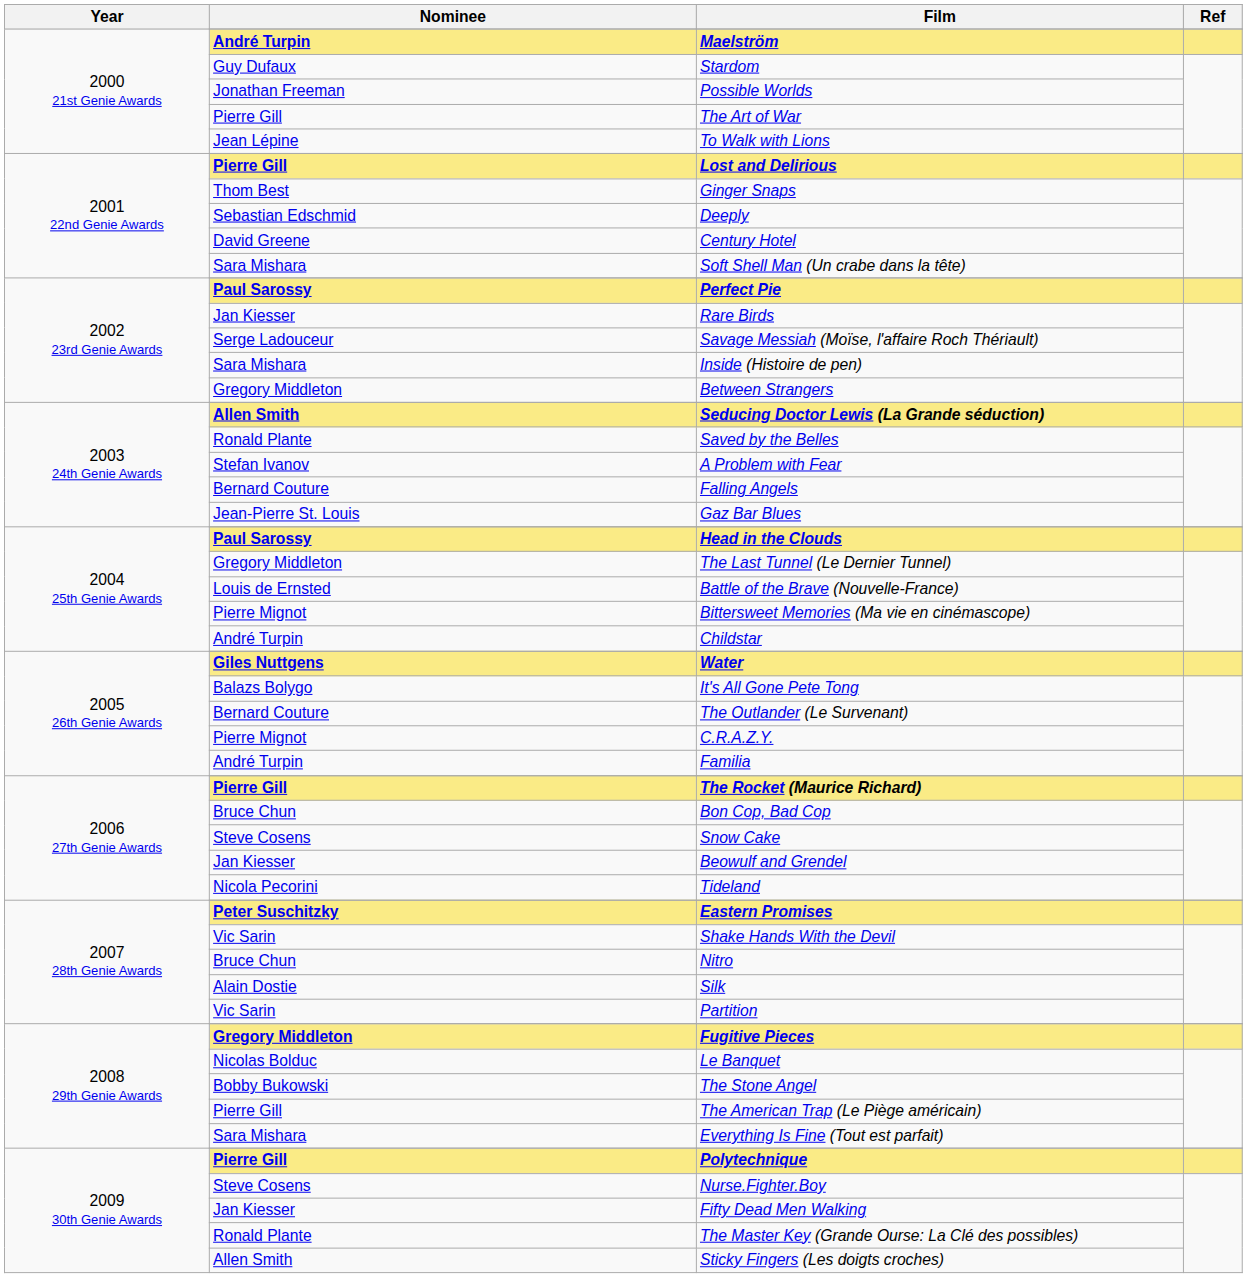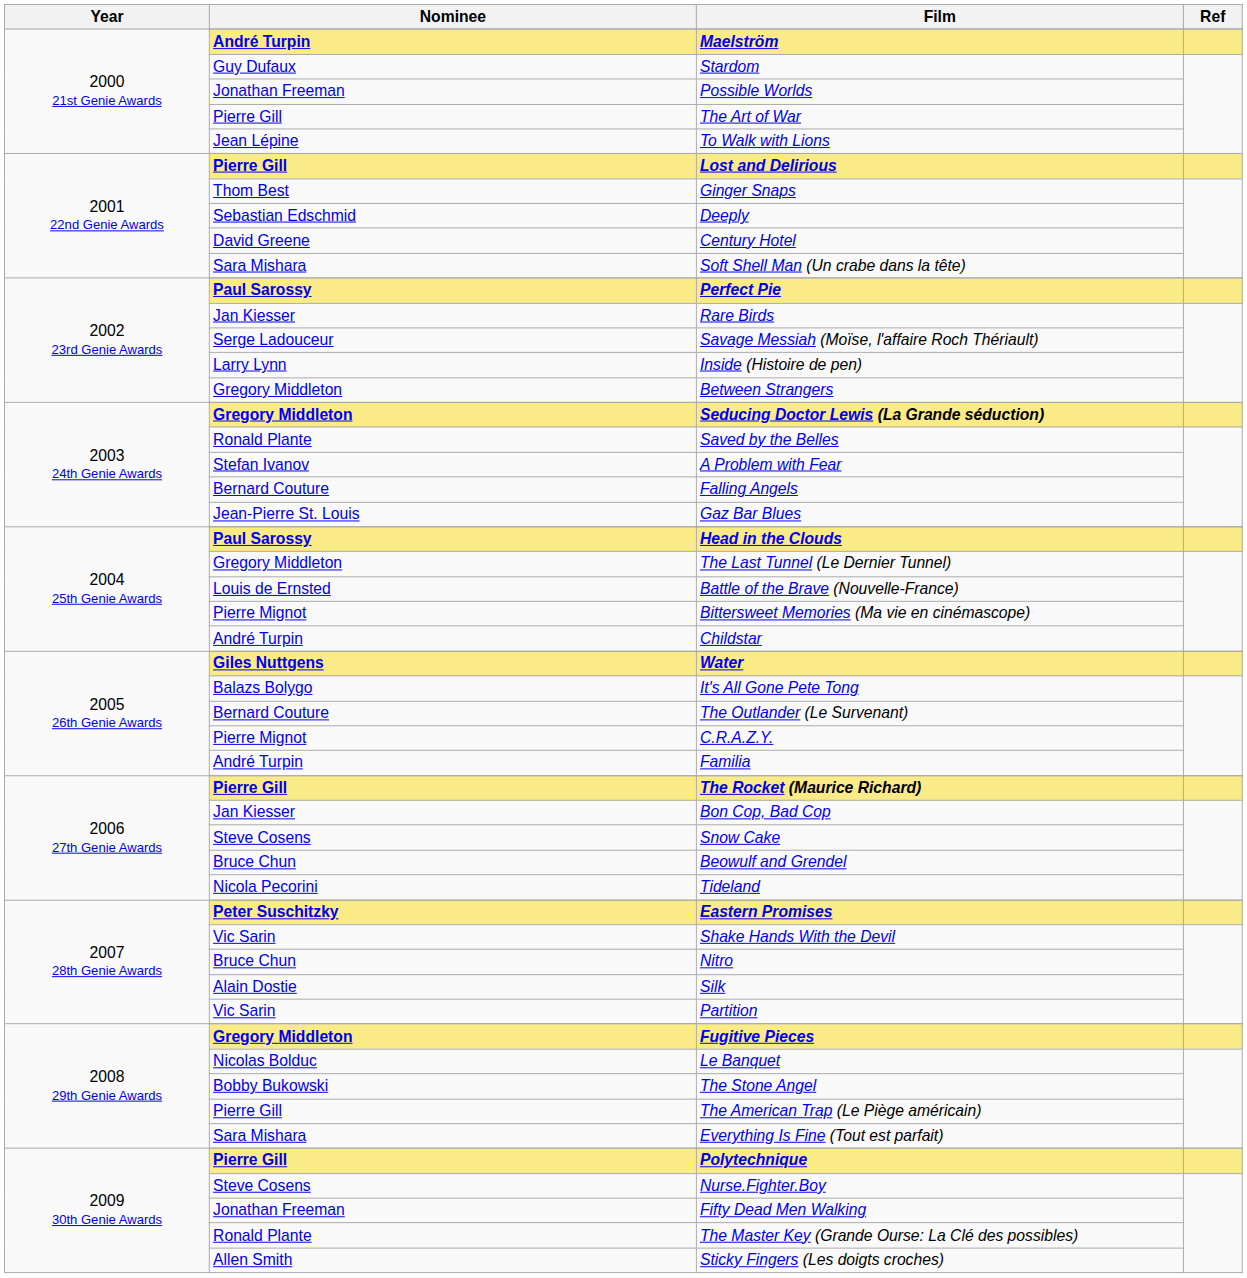(260, 365) Sara Mishara -> (250, 365) Larry Lynn
(256, 414) Allen Smith -> (283, 414) Gregory Middleton
(254, 812) Bruce Chun -> (254, 812) Jan Kiesser
(254, 862) Jan Kiesser -> (254, 862) Bruce Chun
(254, 1210) Jan Kiesser -> (279, 1210) Jonathan Freeman
